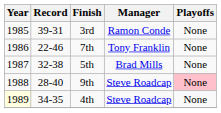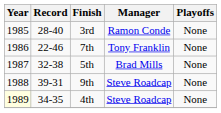(51, 30) 39-31 -> (51, 30) 28-40
(51, 82) 28-40 -> (51, 82) 39-31
(195, 82) pink background -> (195, 82) no background
